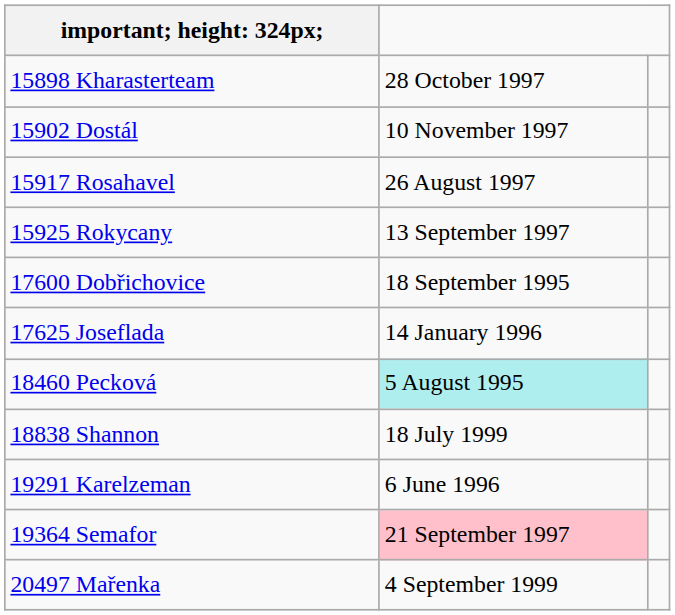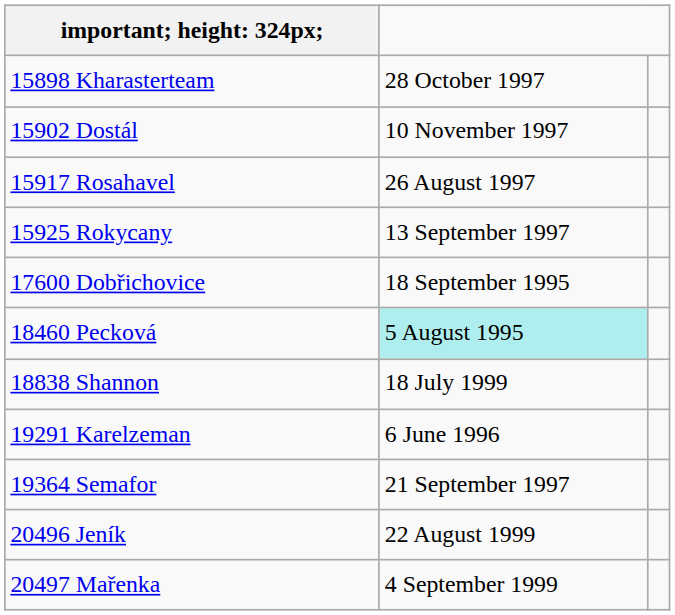- row: (87, 332)
(477, 534) pink background -> (477, 483) no background
+ row: (68, 534)
